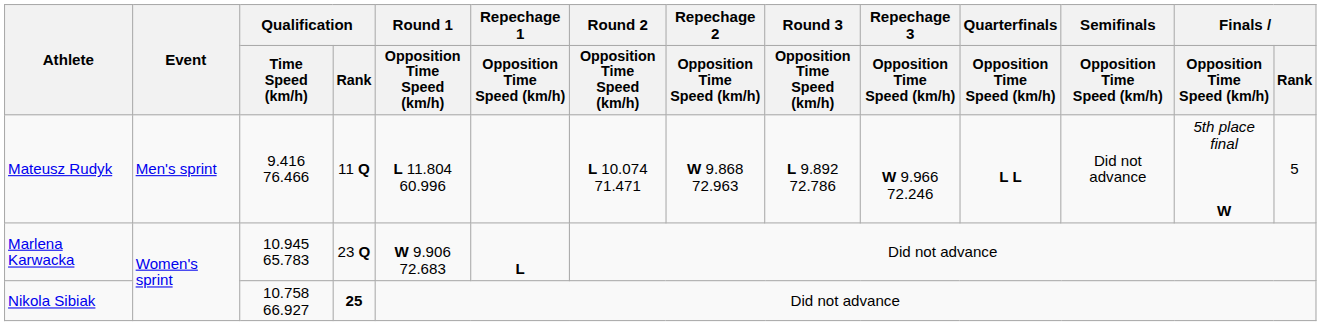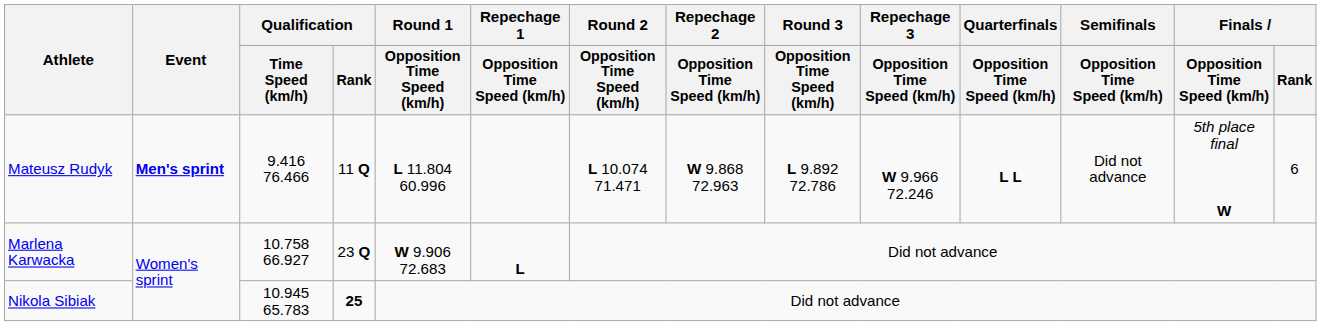(176, 169) normal -> (180, 169) bold
(1295, 169) 5 -> (1295, 169) 6
(286, 252) 10.945 65.783 -> (286, 252) 10.758 66.927
(286, 301) 10.758 66.927 -> (286, 301) 10.945 65.783
